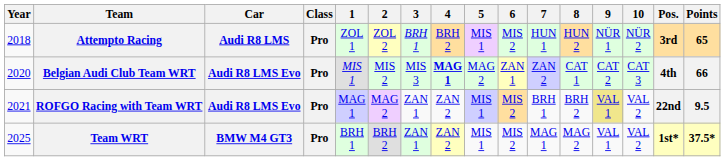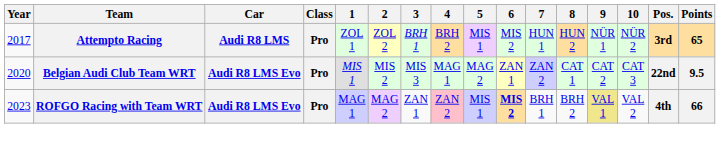(19, 39) 2018 -> (19, 39) 2017
(448, 72) bold -> (447, 72) normal
(668, 72) 4th -> (663, 72) 22nd
(702, 72) 66 -> (697, 72) 9.5
(19, 106) 2021 -> (19, 106) 2023
(448, 106) no background -> (447, 106) pink background
(512, 106) normal -> (511, 106) bold
(668, 106) 22nd -> (663, 106) 4th
(702, 106) 9.5 -> (697, 106) 66
- row: (119, 139)
